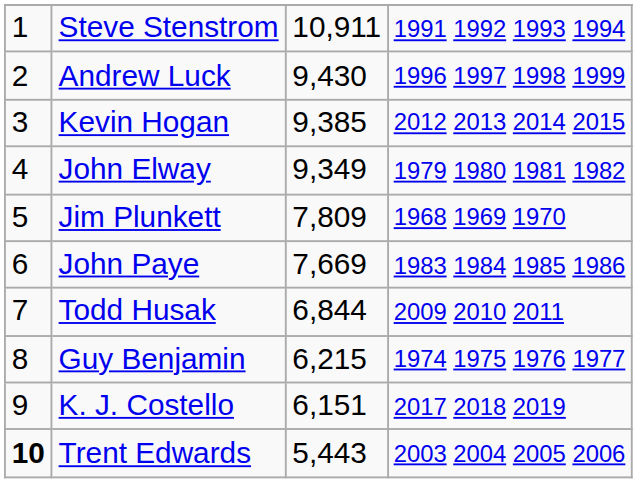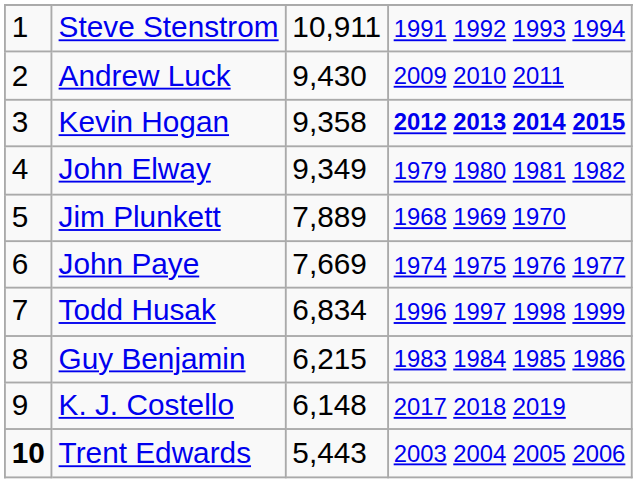(510, 76) 1996 1997 1998 1999 -> (479, 76) 2009 2010 2011
(330, 122) 9,385 -> (330, 122) 9,358
(510, 123) normal -> (510, 123) bold
(330, 216) 7,809 -> (330, 216) 7,889
(510, 265) 1983 1984 1985 1986 -> (510, 265) 1974 1975 1976 1977
(330, 311) 6,844 -> (330, 311) 6,834
(479, 312) 2009 2010 2011 -> (510, 312) 1996 1997 1998 1999
(510, 359) 1974 1975 1976 1977 -> (510, 359) 1983 1984 1985 1986
(330, 405) 6,151 -> (330, 405) 6,148
